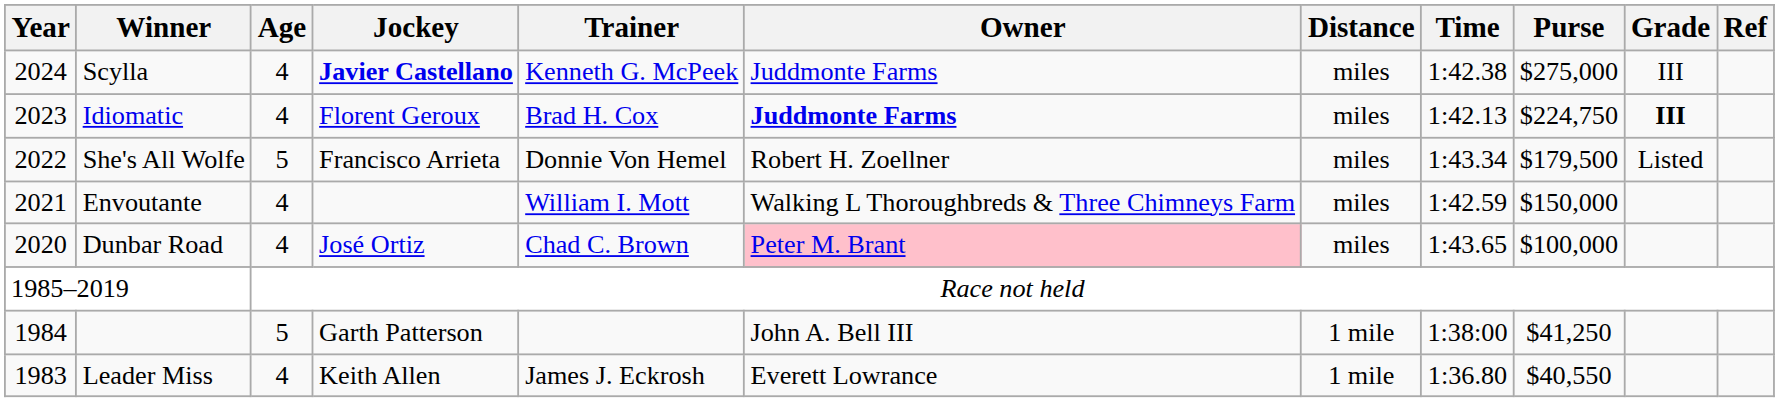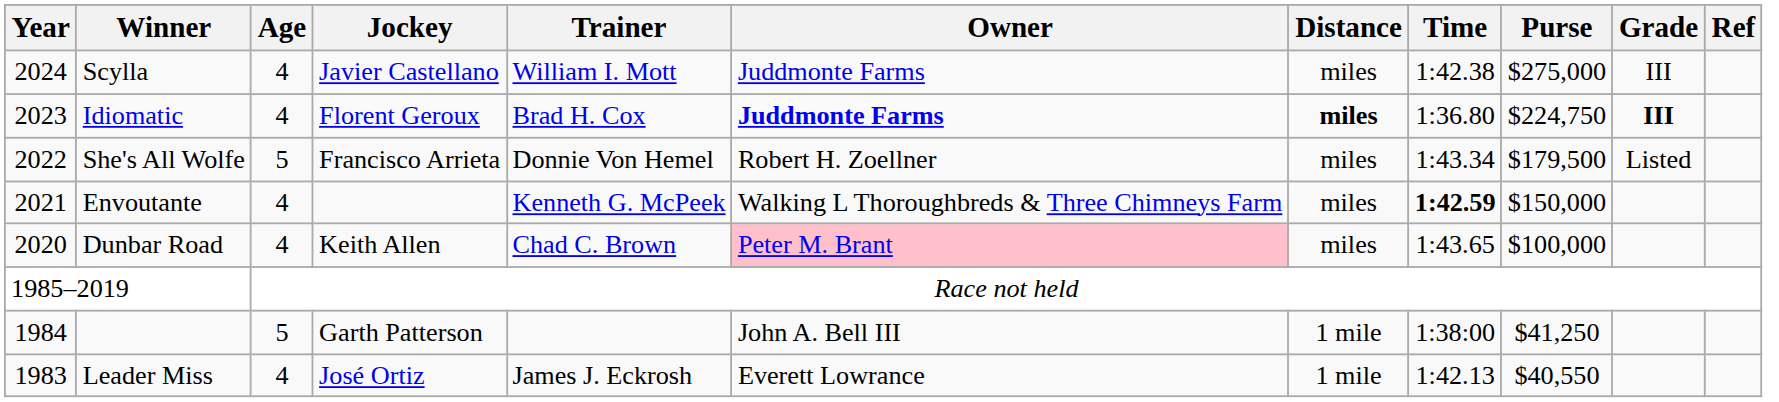(416, 72) bold -> (409, 72) normal
(632, 72) Kenneth G. McPeek -> (595, 72) William I. Mott
(1361, 115) normal -> (1349, 115) bold
(1468, 115) 1:42.13 -> (1455, 115) 1:36.80
(607, 201) William I. Mott -> (619, 201) Kenneth G. McPeek
(1468, 201) normal -> (1455, 201) bold
(372, 245) José Ortiz -> (380, 245) Keith Allen
(380, 374) Keith Allen -> (372, 374) José Ortiz
(1468, 374) 1:36.80 -> (1455, 374) 1:42.13
